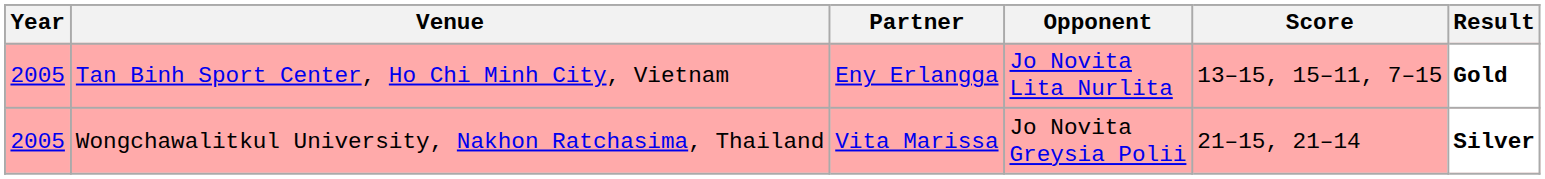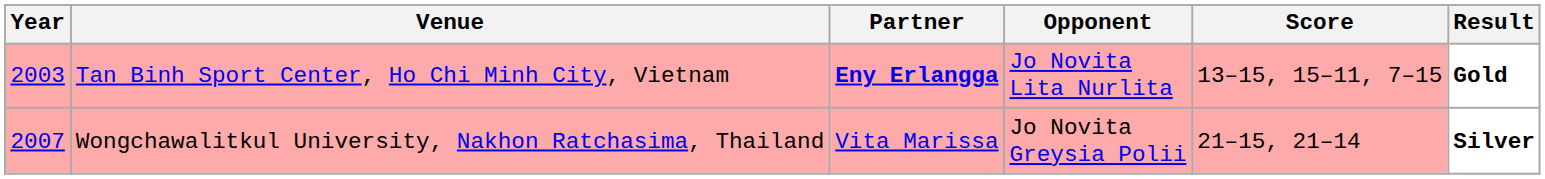(38, 75) 2005 -> (38, 75) 2003
(917, 75) normal -> (917, 75) bold
(38, 141) 2005 -> (38, 141) 2007
